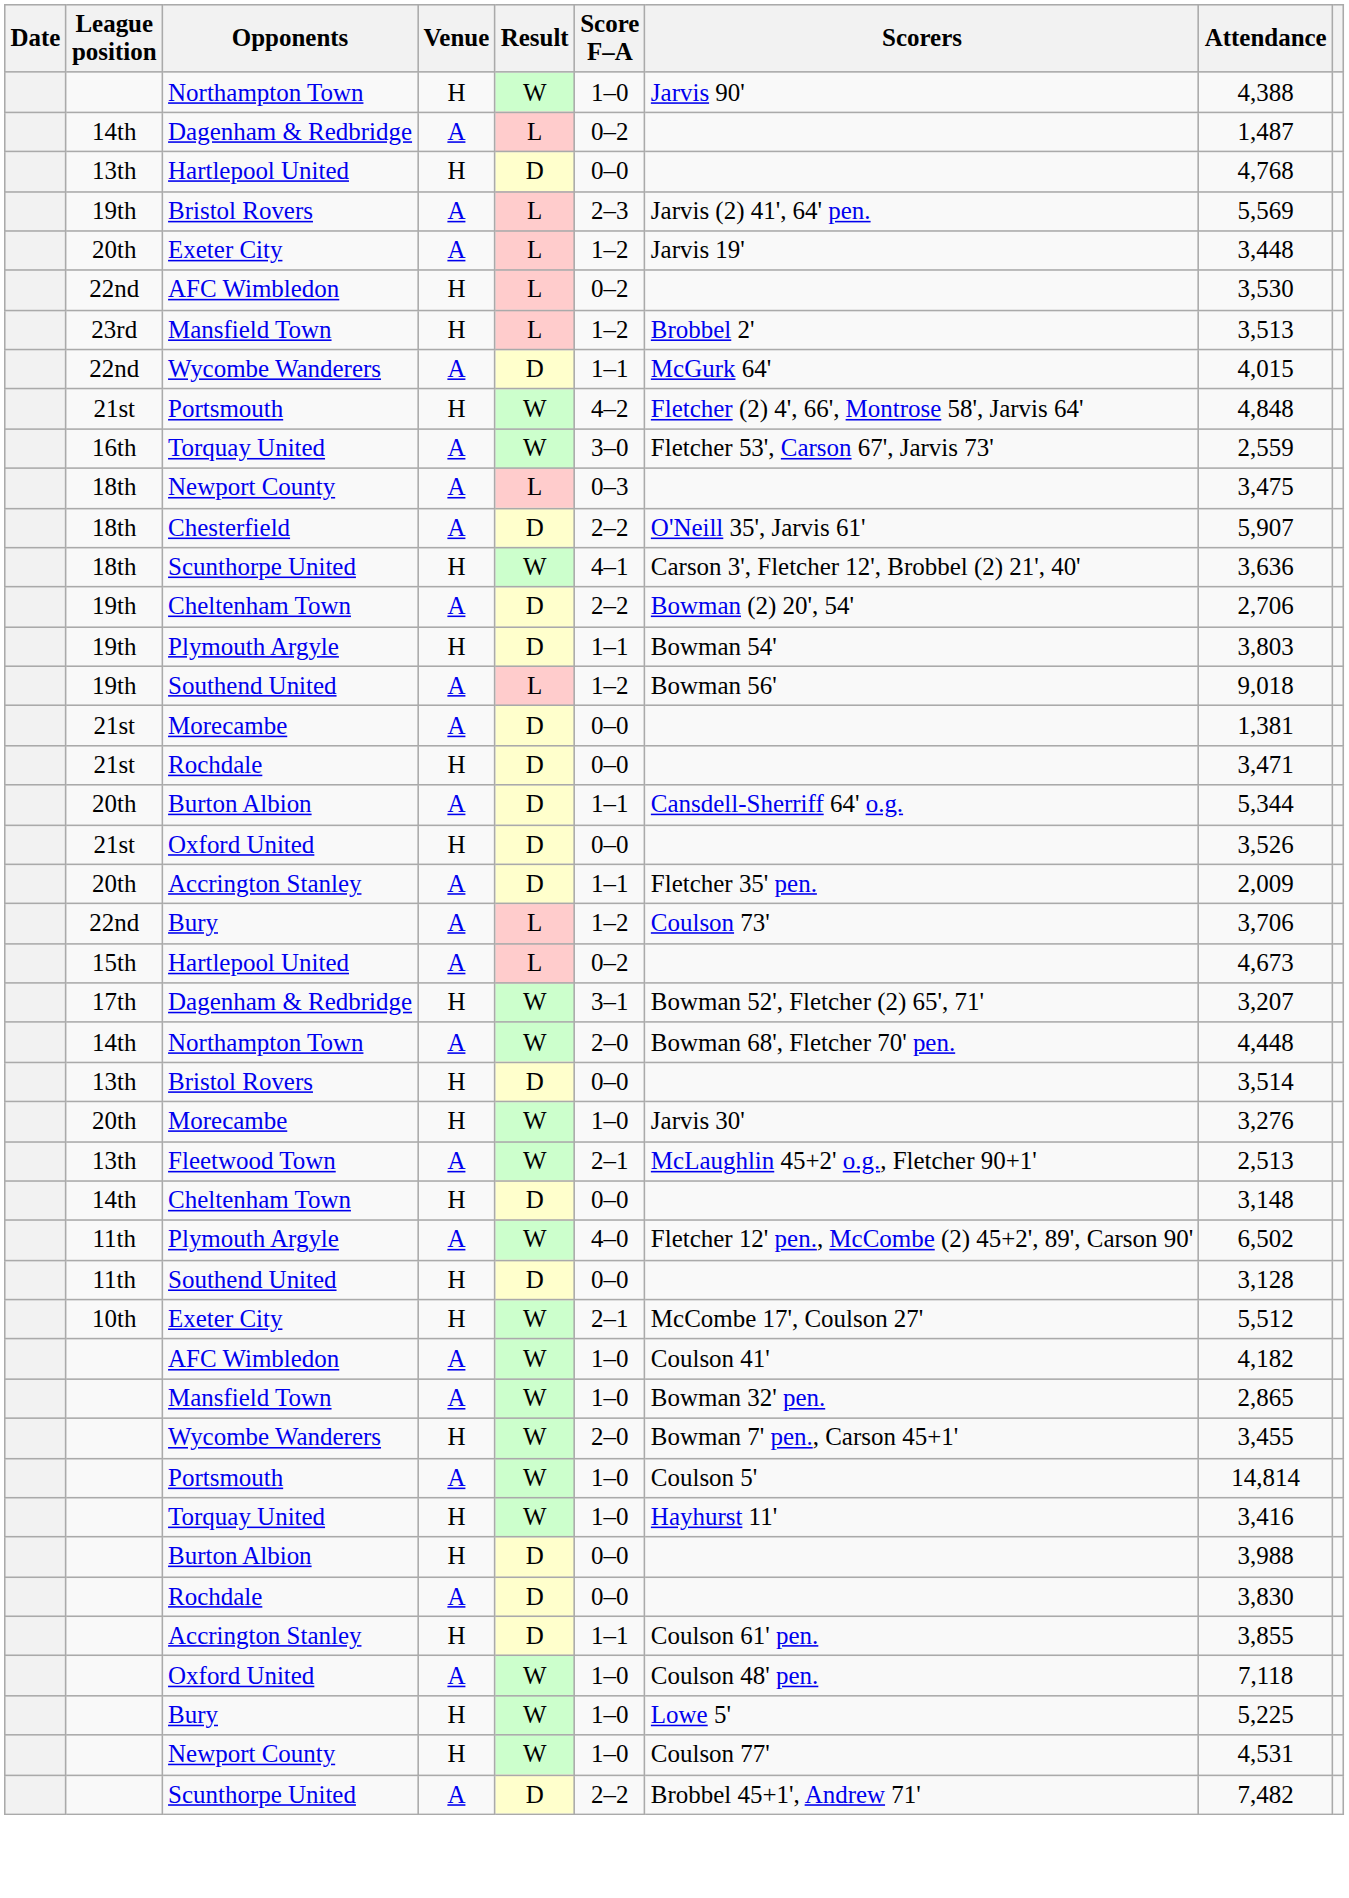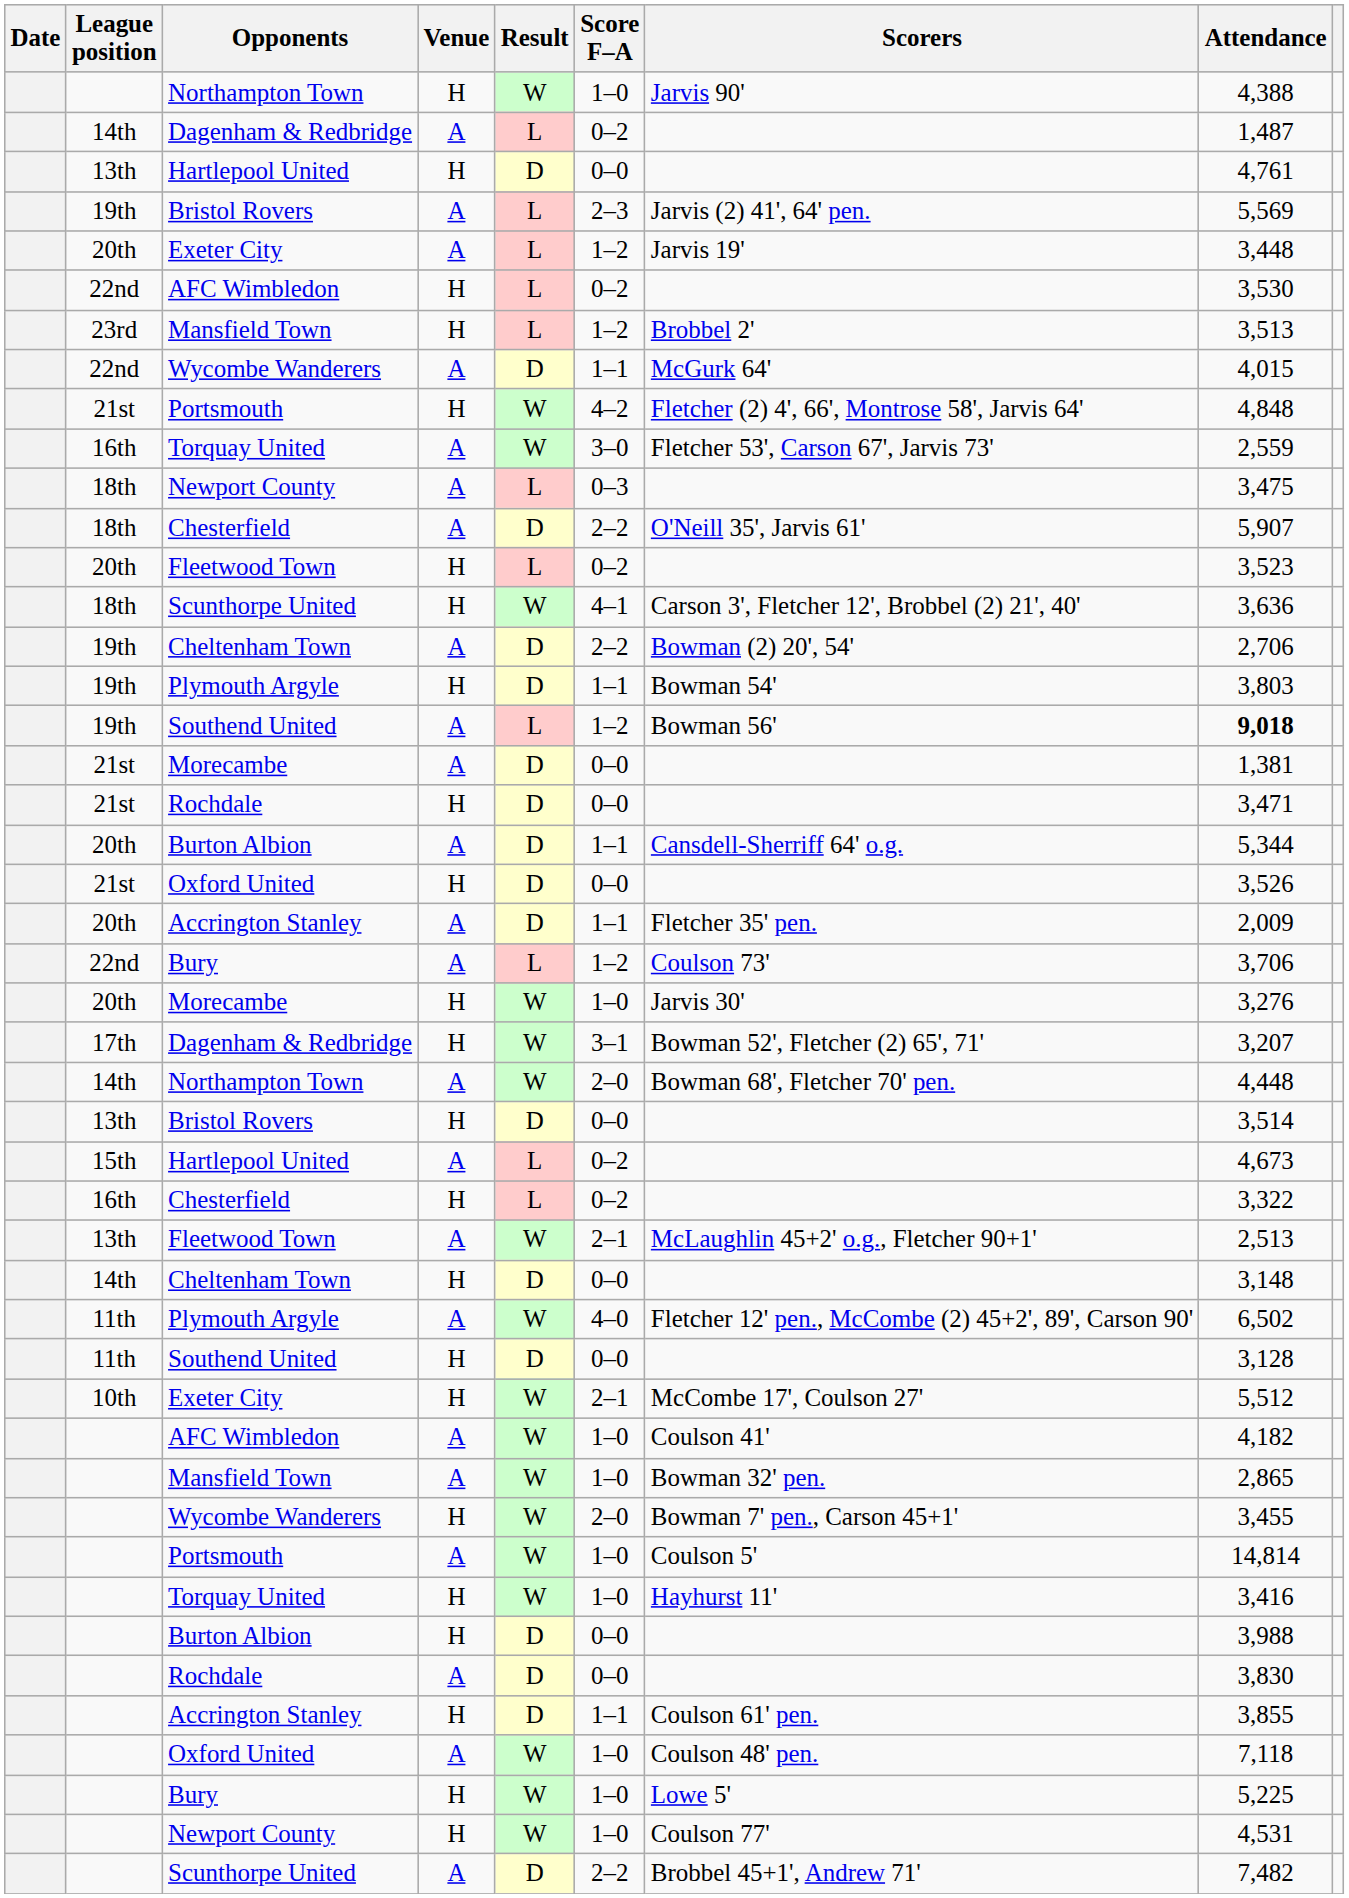(1266, 171) 4,768 -> (1266, 171) 4,761
+ row: (114, 566)
(1266, 685) normal -> (1266, 725) bold
rows swapped: (114, 1121) <-> (114, 962)
+ row: (114, 1200)
